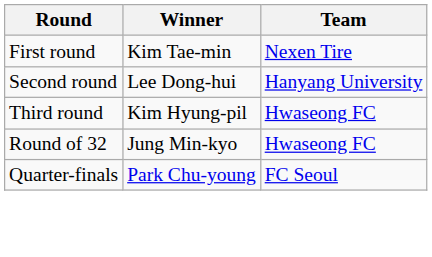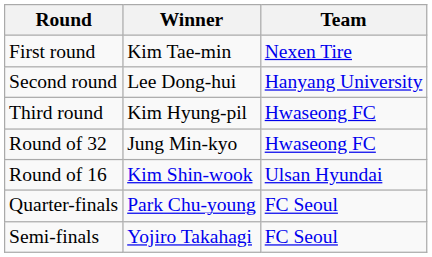+ row: (58, 174)
+ row: (54, 236)
